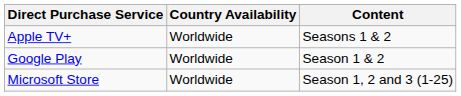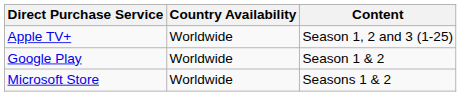(347, 36) Seasons 1 & 2 -> (378, 36) Season 1, 2 and 3 (1-25)
(378, 79) Season 1, 2 and 3 (1-25) -> (347, 79) Seasons 1 & 2
